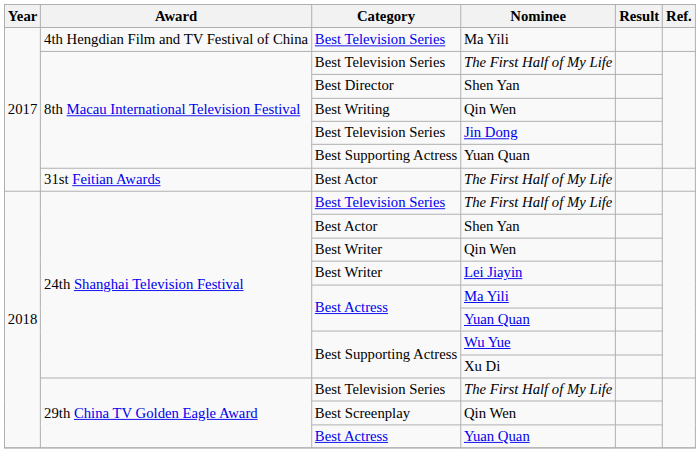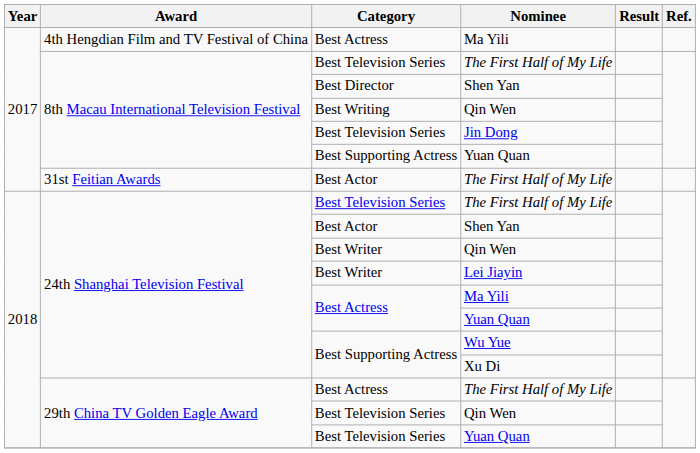(380, 39) Best Television Series -> (351, 39) Best Actress
(380, 389) Best Television Series -> (351, 389) Best Actress
(362, 413) Best Screenplay -> (380, 413) Best Television Series
(351, 436) Best Actress -> (380, 436) Best Television Series
